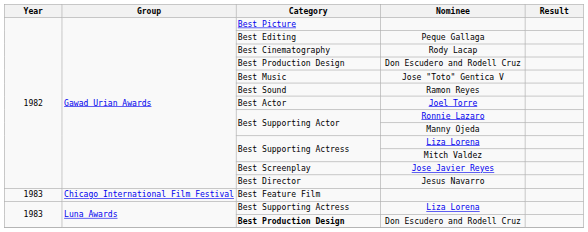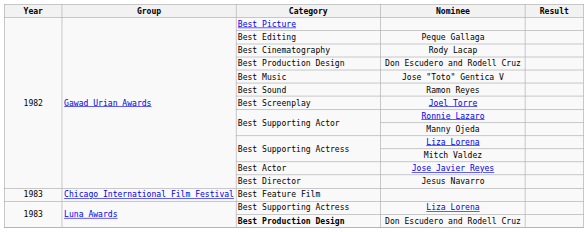(262, 103) Best Actor -> (274, 103) Best Screenplay
(274, 169) Best Screenplay -> (262, 169) Best Actor
